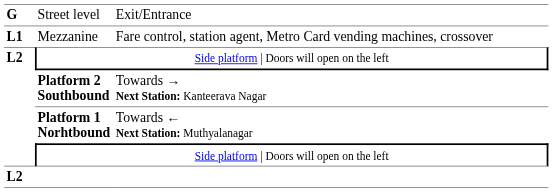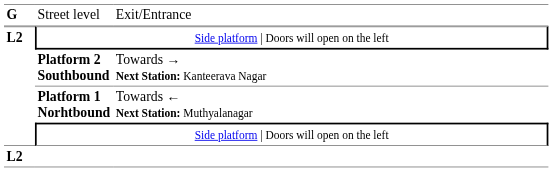- row: (68, 36)
